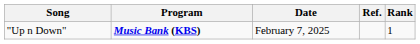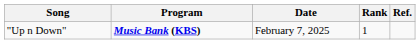columns swapped: (400, 13) <-> (372, 13)
